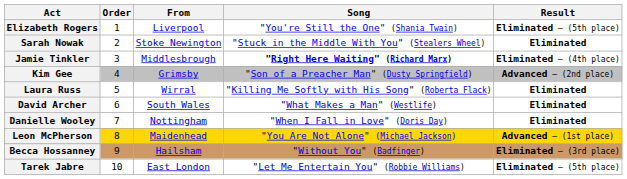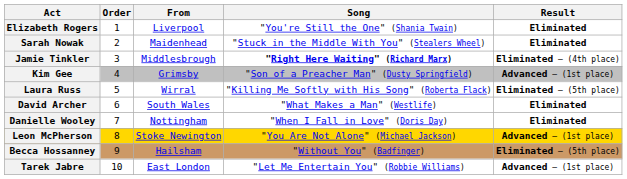(558, 28) Eliminated – (5th place) -> (558, 28) Eliminated
(179, 43) Stoke Newington -> (179, 43) Maidenhead
(558, 74) Advanced – (2nd place) -> (558, 74) Advanced – (1st place)
(558, 89) Eliminated -> (558, 89) Eliminated – (5th place)
(179, 136) Maidenhead -> (179, 136) Stoke Newington
(558, 151) Eliminated – (3rd place) -> (558, 151) Eliminated – (5th place)
(558, 167) Eliminated – (5th place) -> (558, 167) Advanced – (1st place)
